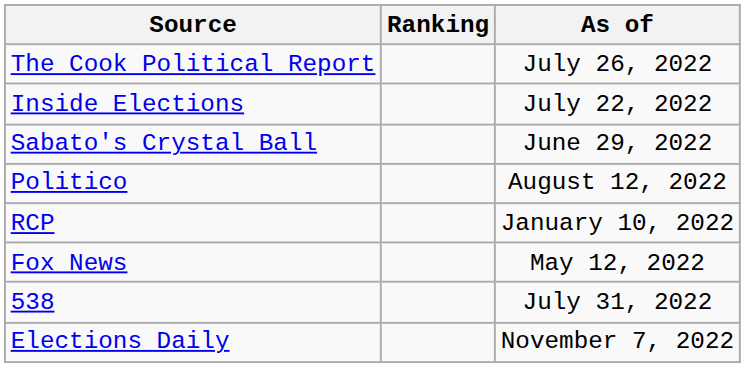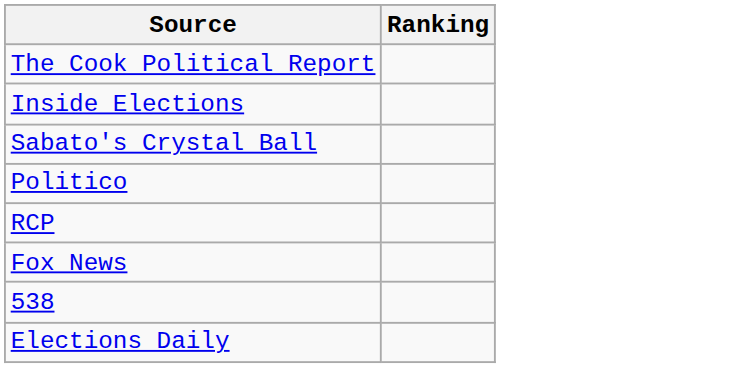- column: (617, 25)
